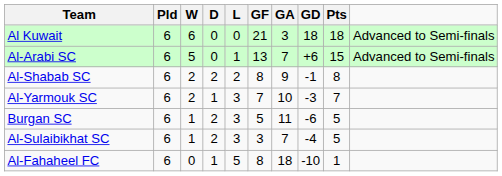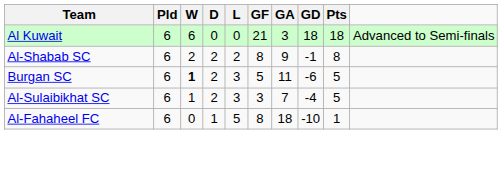- row: (42, 56)
- row: (52, 98)
(192, 118) normal -> (192, 77) bold
